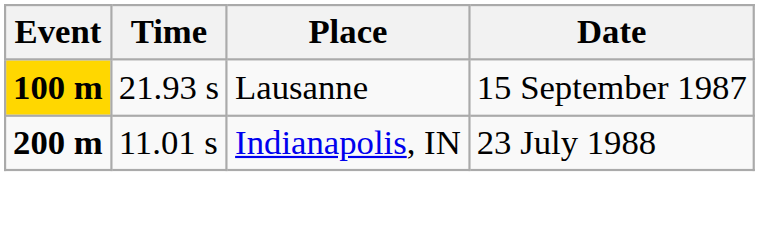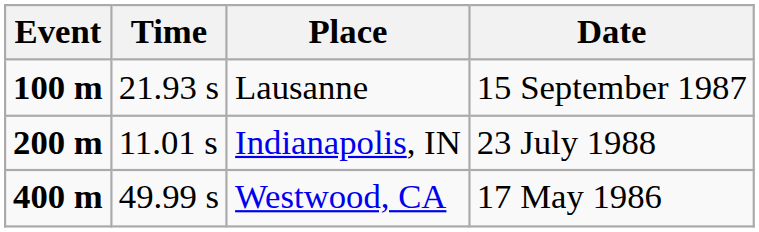(58, 87) gold background -> (58, 87) no background
+ row: (341, 197)
